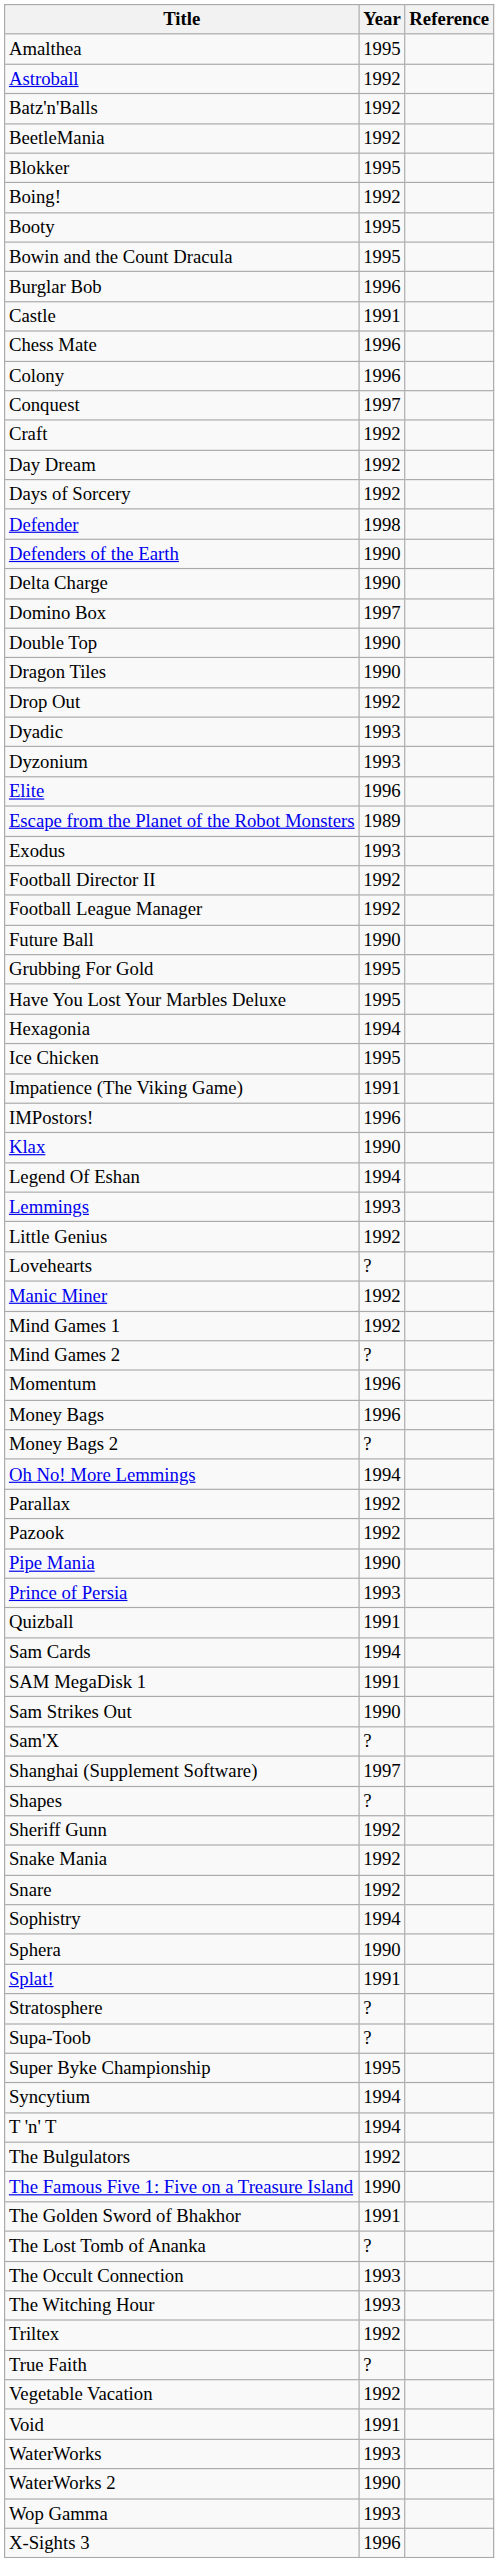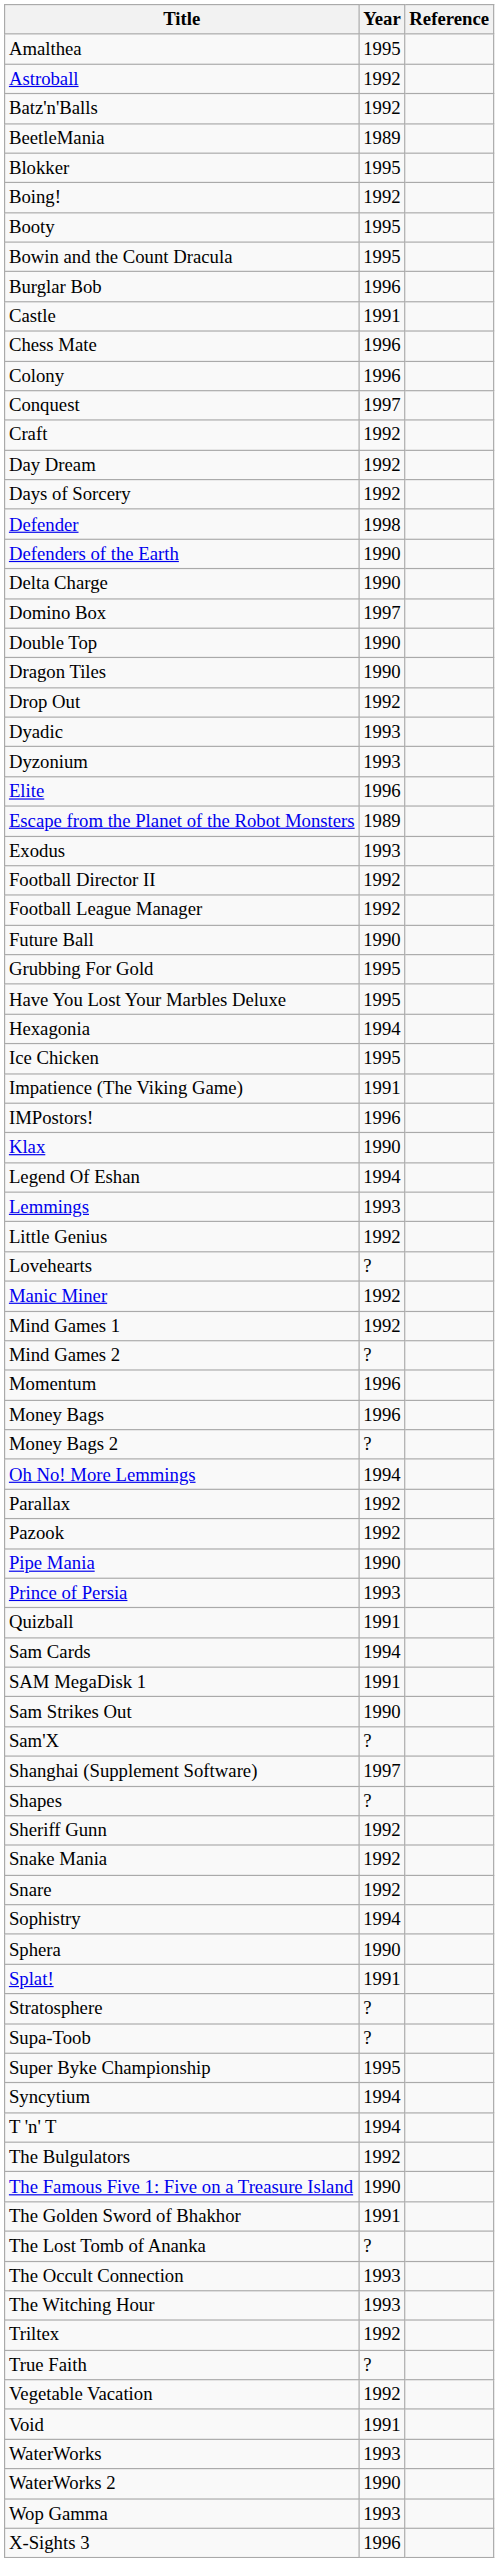(382, 138) 1992 -> (382, 138) 1989
